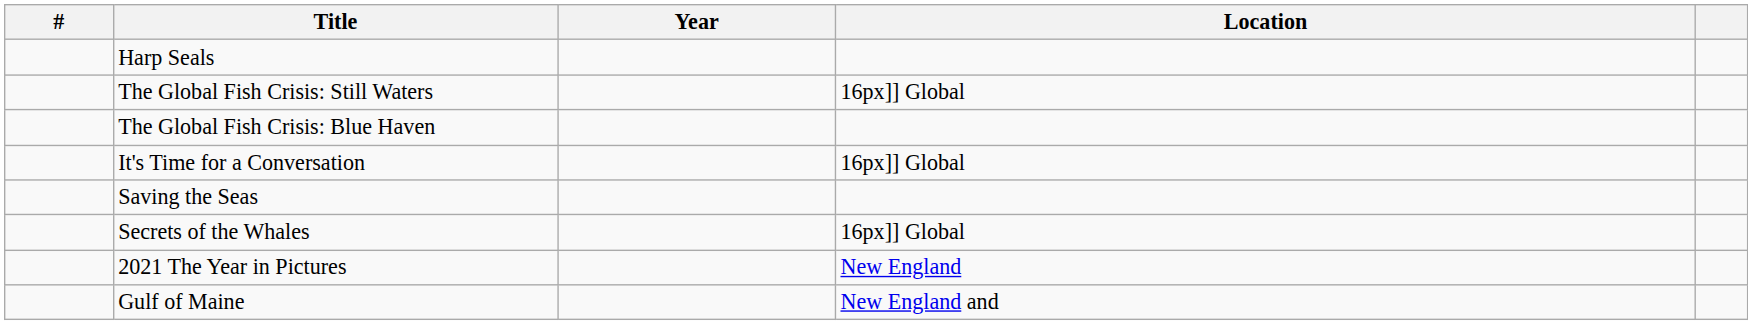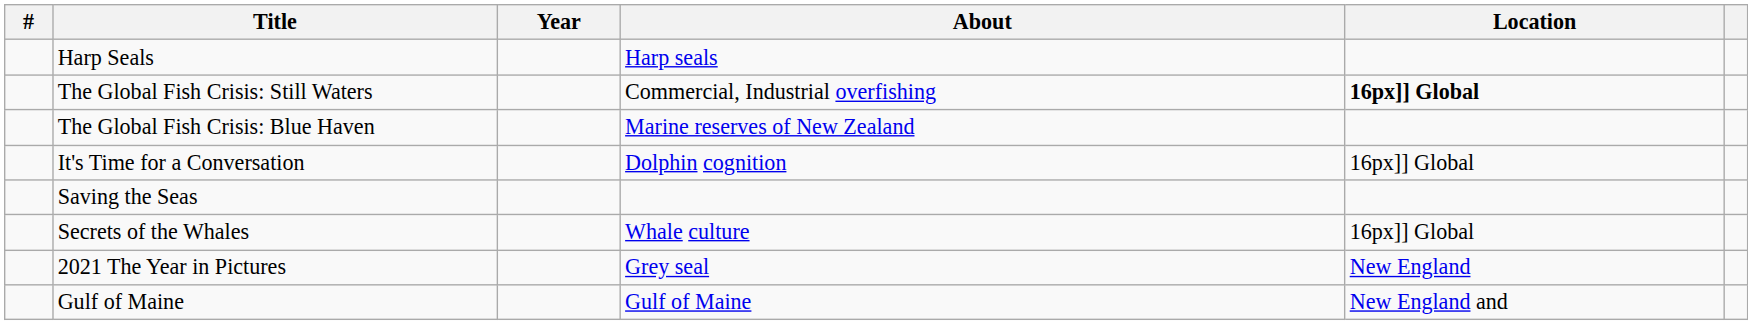+ column: (982, 22)
(903, 92) normal -> (1414, 92) bold
